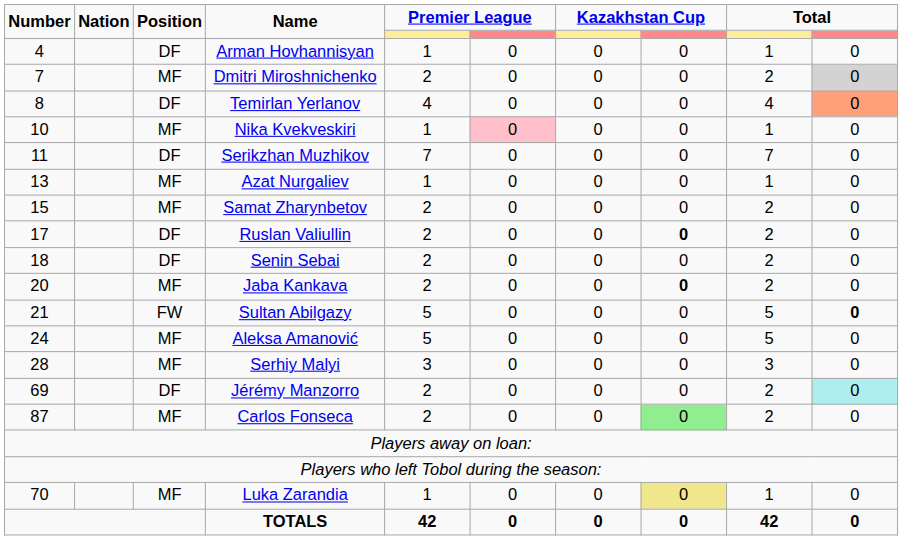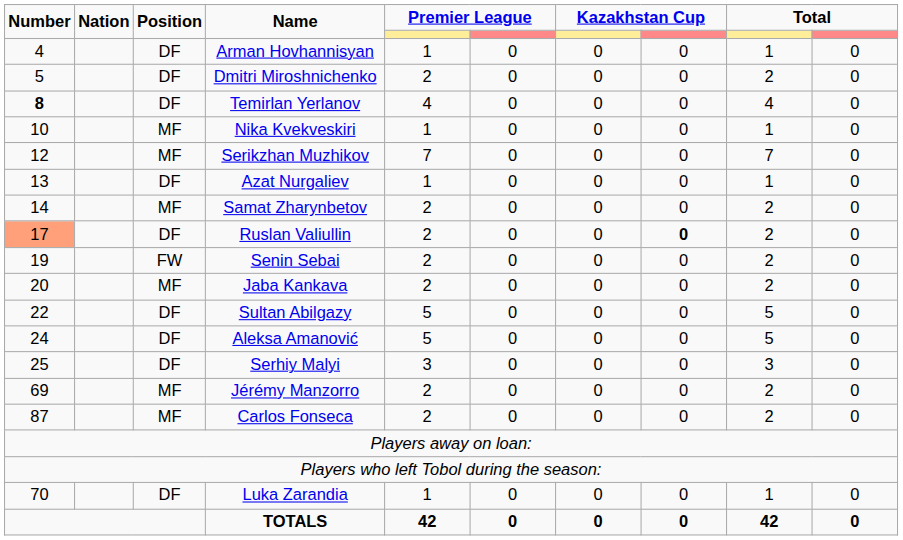(39, 77) 7 -> (39, 77) 5
(170, 77) MF -> (170, 77) DF
(855, 77) lightgrey background -> (855, 77) no background
(39, 103) normal -> (39, 103) bold
(855, 103) lightsalmon background -> (855, 103) no background
(513, 129) pink background -> (513, 129) no background
(39, 155) 11 -> (39, 155) 12
(170, 155) DF -> (170, 155) MF
(170, 181) MF -> (170, 181) DF
(39, 208) 15 -> (39, 208) 14
(39, 234) no background -> (39, 234) lightsalmon background
(39, 260) 18 -> (39, 260) 19
(170, 260) DF -> (170, 260) FW
(684, 286) bold -> (684, 286) normal
(39, 312) 21 -> (39, 312) 22
(170, 312) FW -> (170, 312) DF
(855, 312) bold -> (855, 312) normal
(170, 338) MF -> (170, 338) DF
(39, 364) 28 -> (39, 364) 25
(170, 364) MF -> (170, 364) DF
(170, 391) DF -> (170, 391) MF
(855, 391) paleturquoise background -> (855, 391) no background
(684, 417) lightgreen background -> (684, 417) no background
(170, 495) MF -> (170, 495) DF
(684, 495) khaki background -> (684, 495) no background
